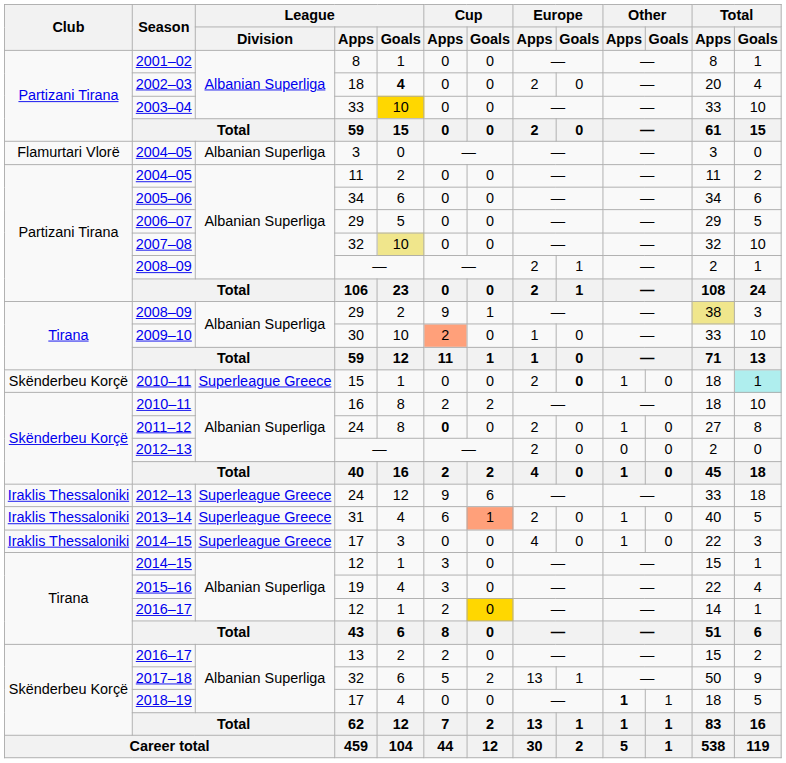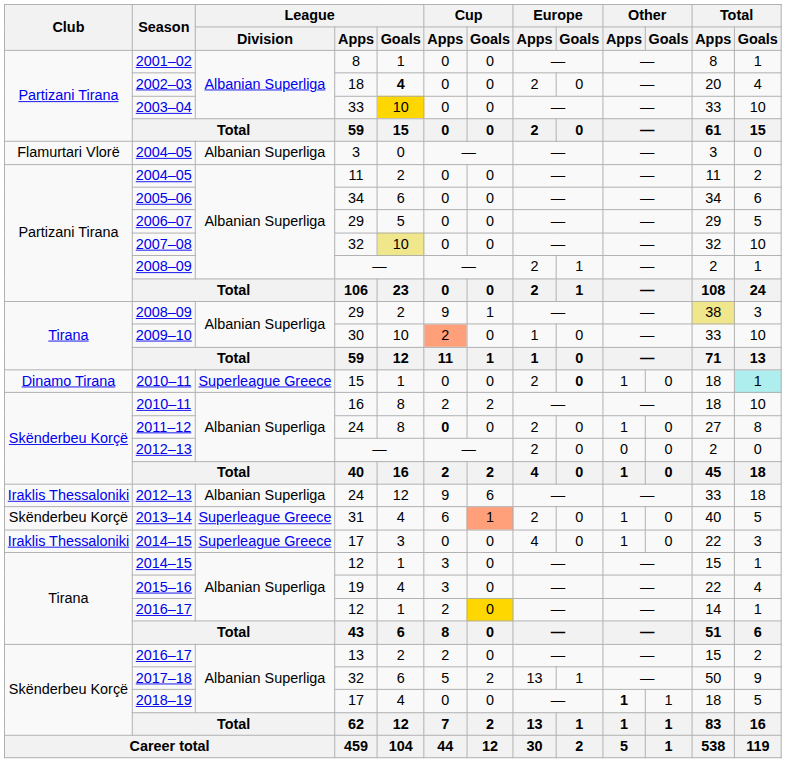(68, 381) Skënderbeu Korçë -> (68, 381) Dinamo Tirana
(265, 495) Superleague Greece -> (265, 495) Albanian Superliga
(68, 518) Iraklis Thessaloniki -> (68, 518) Skënderbeu Korçë
